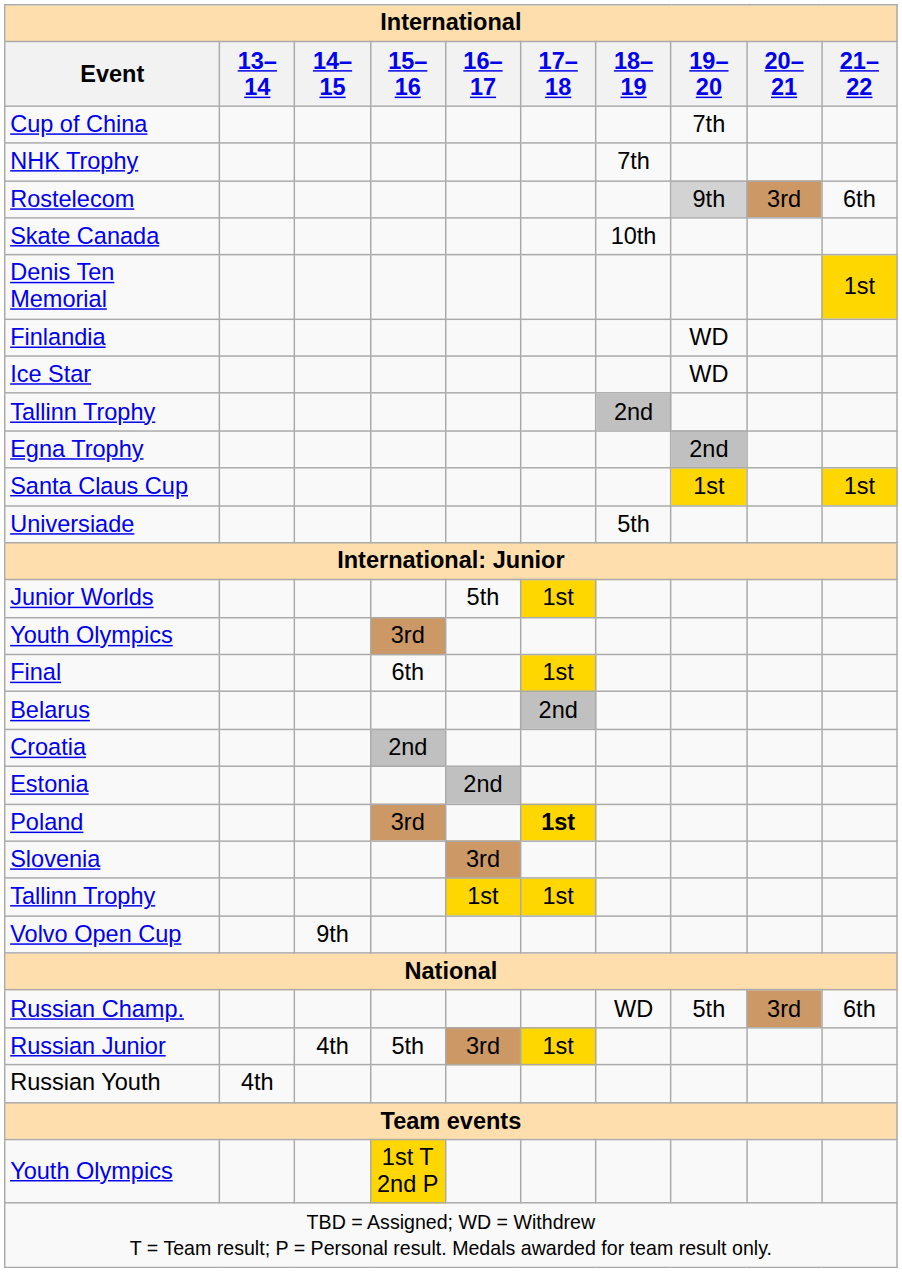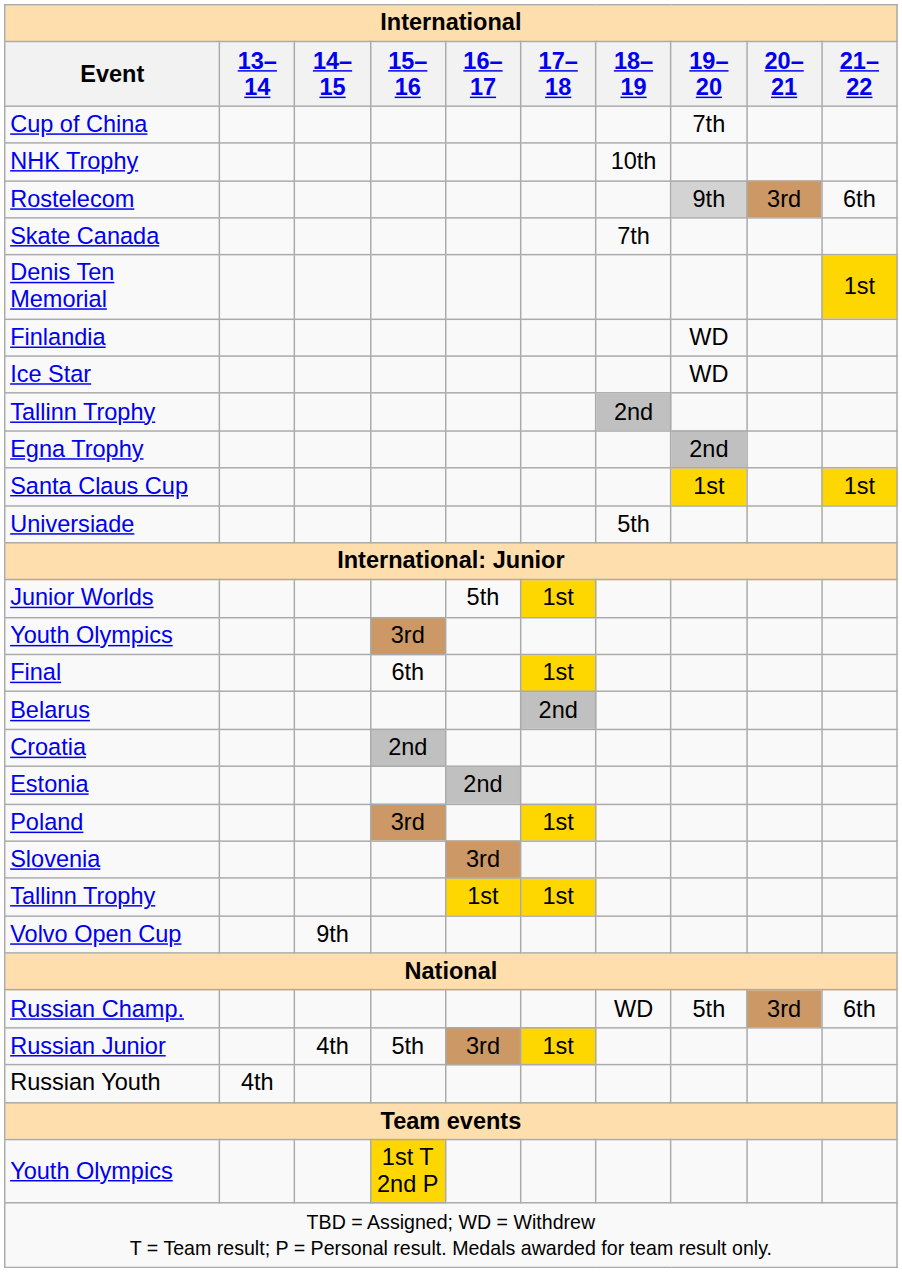(634, 161) 7th -> (634, 161) 10th
(634, 236) 10th -> (634, 236) 7th
(558, 822) bold -> (558, 822) normal
